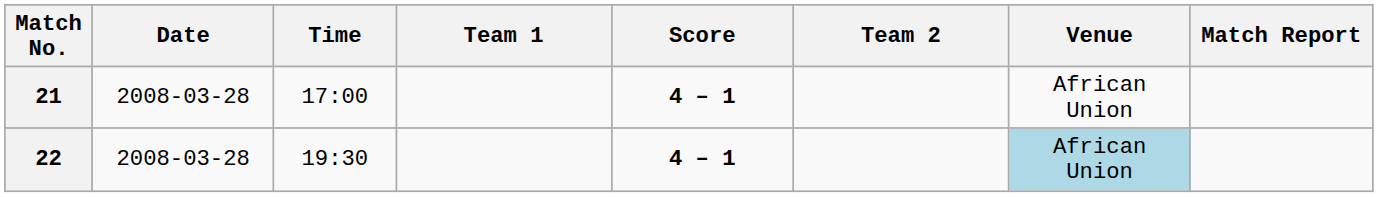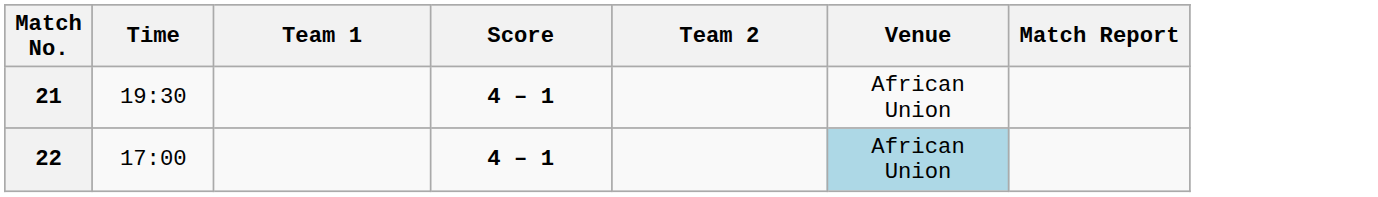- column: (183, 36)
(335, 98) 17:00 -> (153, 98) 19:30
(335, 160) 19:30 -> (153, 160) 17:00
